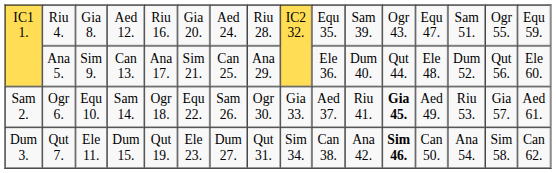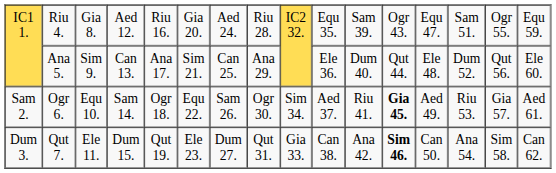(296, 106) Gia 33. -> (296, 106) Sim 34.
(296, 147) Sim 34. -> (296, 147) Gia 33.
